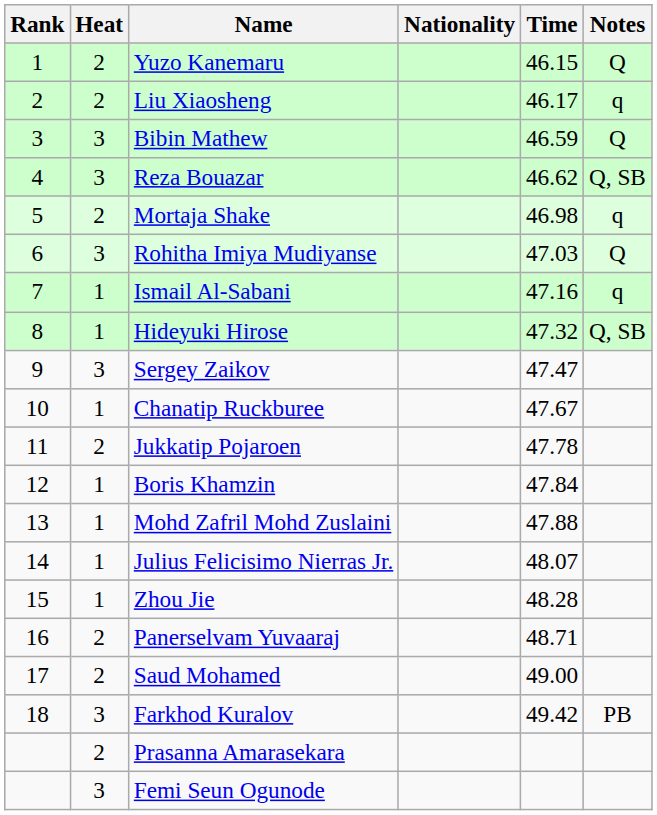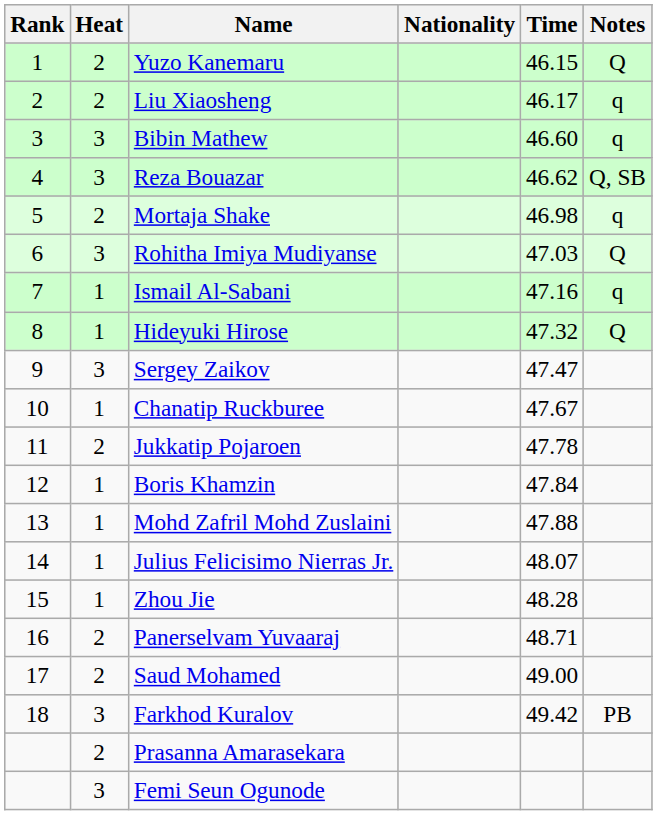(552, 138) 46.59 -> (552, 138) 46.60
(617, 138) Q -> (617, 138) q
(617, 330) Q, SB -> (617, 330) Q
